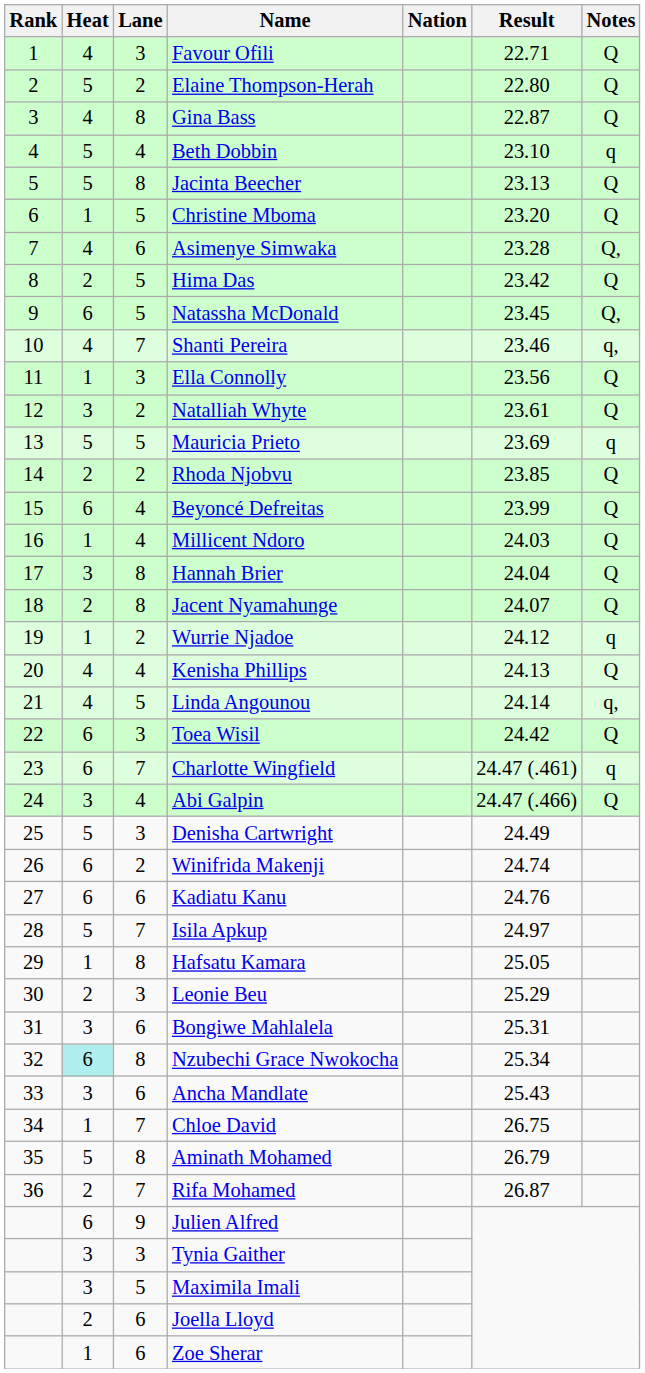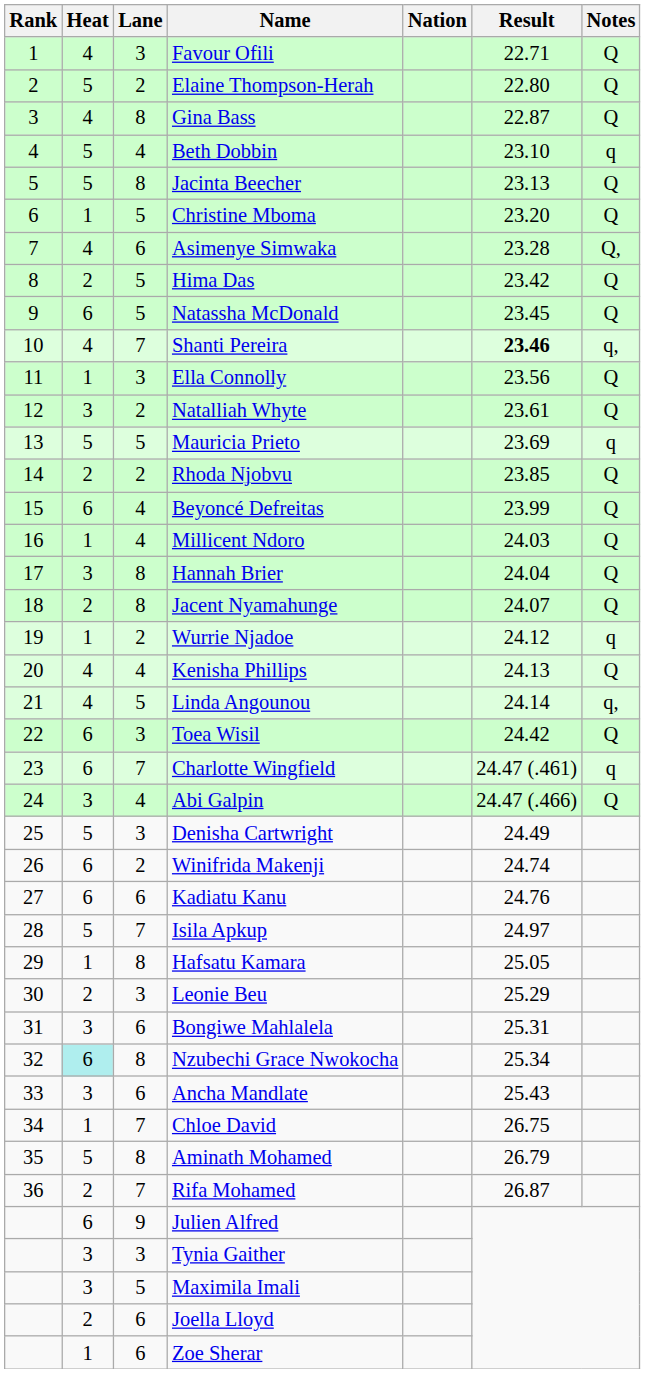(611, 313) Q, -> (611, 313) Q
(527, 345) normal -> (527, 345) bold
